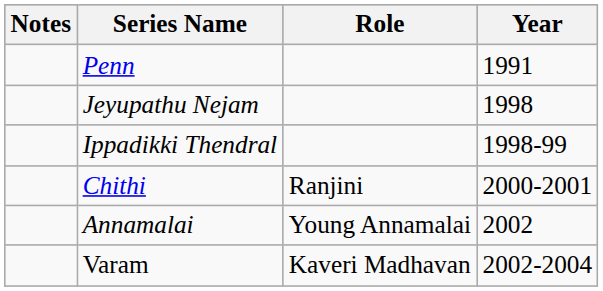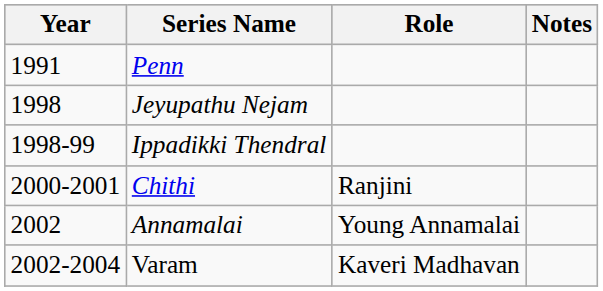columns swapped: (537, 24) <-> (41, 24)
